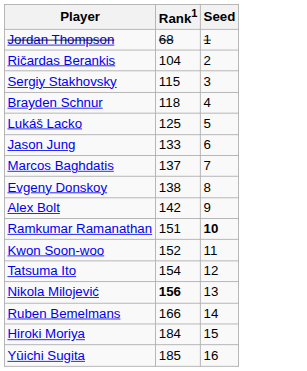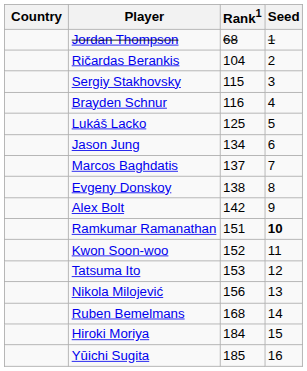+ column: (37, 16)
(169, 102) 118 -> (234, 102) 116
(170, 144) 133 -> (234, 144) 134
(170, 271) 154 -> (234, 271) 153
(170, 292) bold -> (234, 292) normal
(170, 313) 166 -> (234, 313) 168
